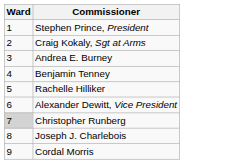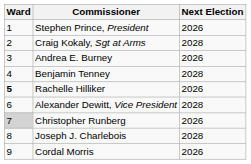+ column: (212, 12)
(9, 89) normal -> (9, 89) bold
